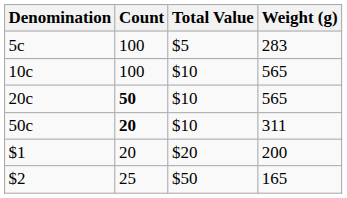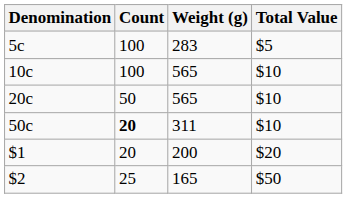columns swapped: (213, 17) <-> (300, 17)
(127, 98) bold -> (127, 98) normal
